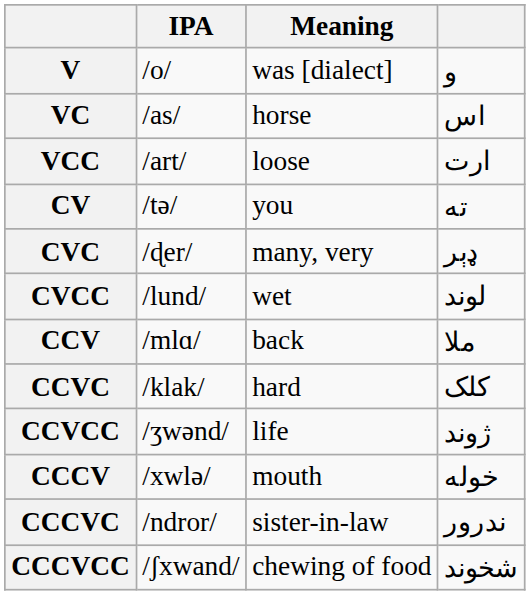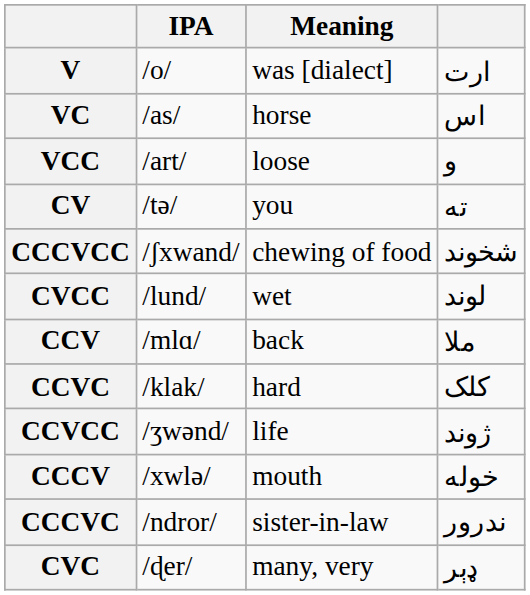(451, 71) و -> (467, 71) ارت
(467, 161) ارت -> (451, 161) و
rows swapped: (70, 250) <-> (70, 566)
